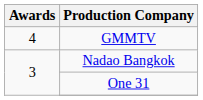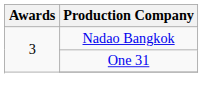- row: (129, 38)
